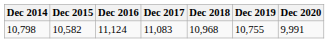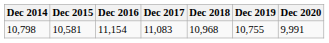(67, 29) 10,582 -> (67, 29) 10,581
(112, 29) 11,124 -> (112, 29) 11,154
